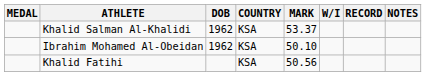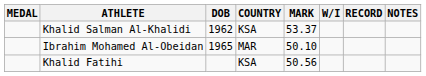(221, 46) 1962 -> (221, 46) 1965
(247, 46) KSA -> (247, 46) MAR
